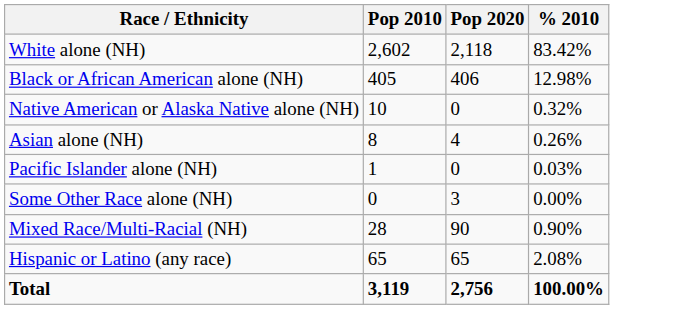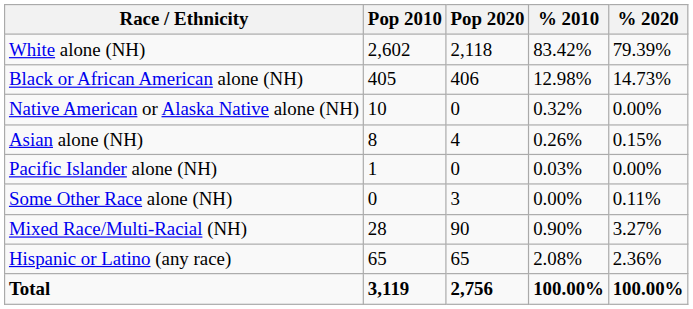+ column: (648, 19)
